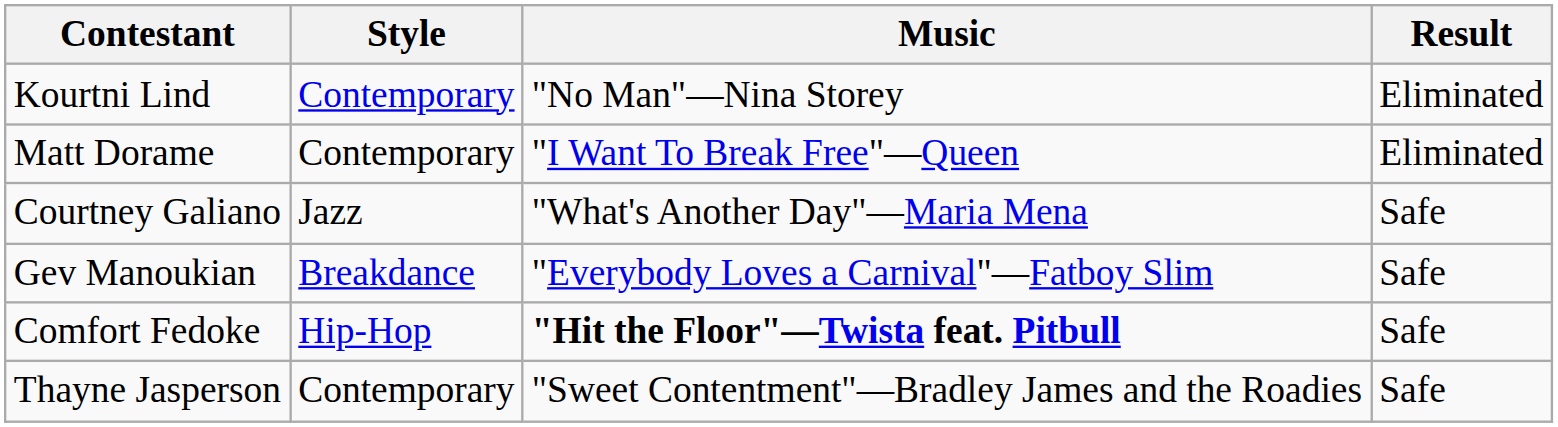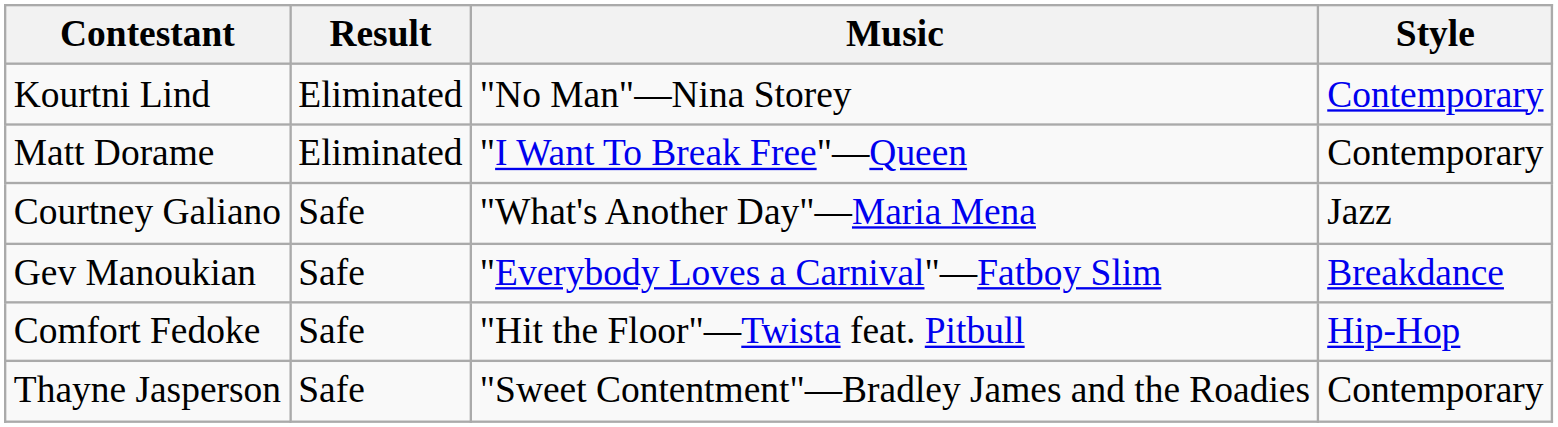columns swapped: (406, 34) <-> (1461, 34)
(826, 331) bold -> (752, 331) normal
